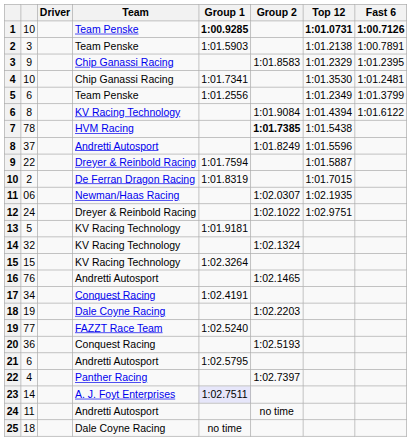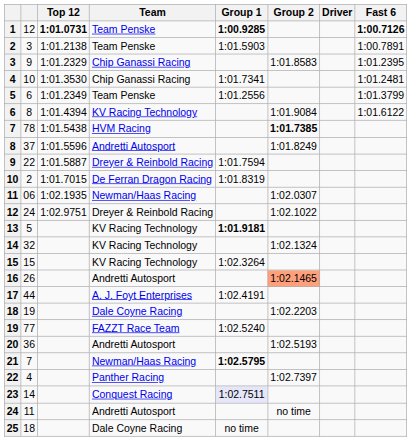columns swapped: (55, 13) <-> (329, 13)
(29, 29) 10 -> (29, 29) 12
(225, 229) normal -> (242, 229) bold
(29, 278) 76 -> (29, 278) 26
(277, 278) no background -> (294, 278) lightsalmon background
(29, 295) 34 -> (29, 295) 44
(115, 295) Conquest Racing -> (142, 295) A. J. Foyt Enterprises
(115, 345) Conquest Racing -> (134, 345) Andretti Autosport
(29, 361) 6 -> (29, 361) 7
(117, 361) Andretti Autosport -> (144, 361) Newman/Haas Racing
(225, 361) normal -> (242, 361) bold
(125, 395) A. J. Foyt Enterprises -> (132, 395) Conquest Racing
